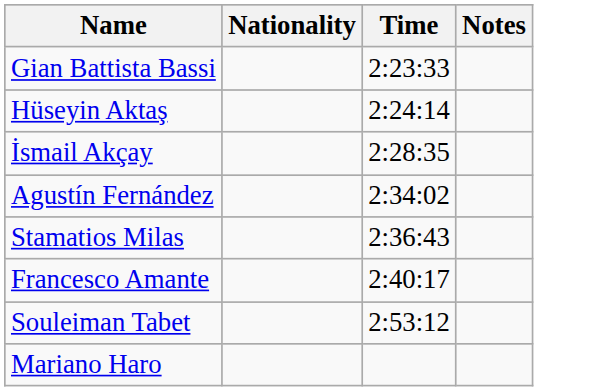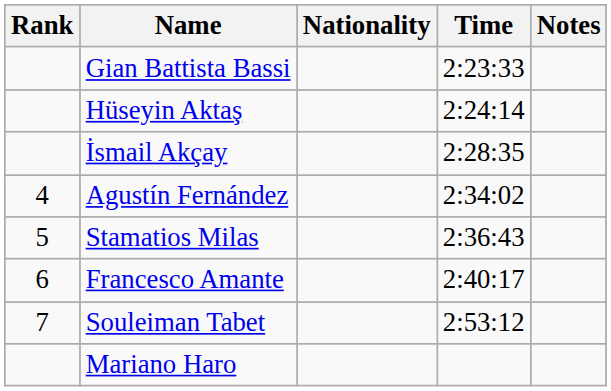+ column: (42, 25)
